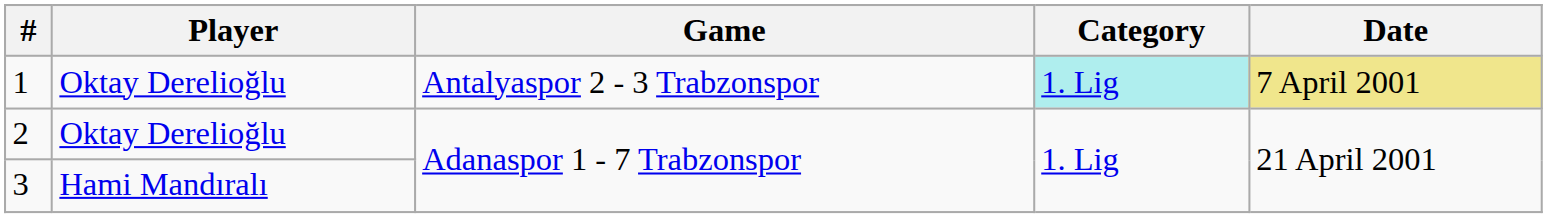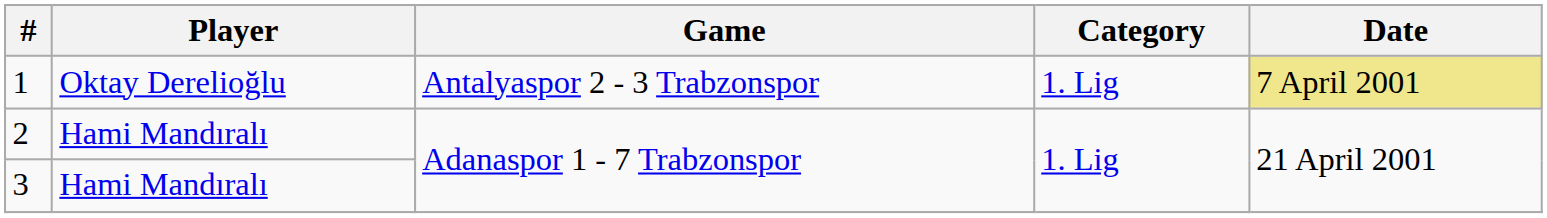(1080, 81) paleturquoise background -> (1080, 81) no background
(173, 133) Oktay Derelioğlu -> (164, 133) Hami Mandıralı
